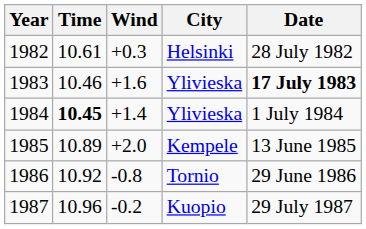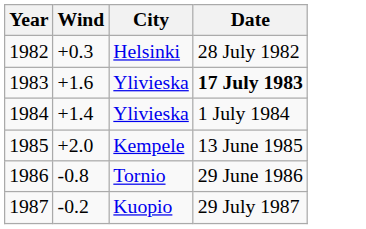- column: (80, 20)
